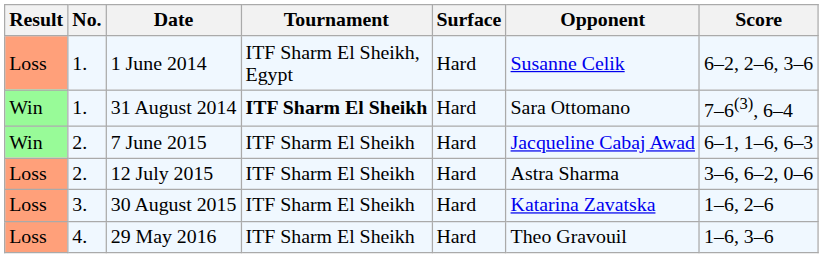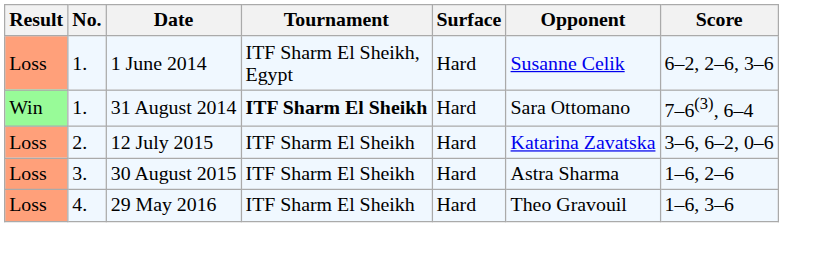- row: (159, 142)
(565, 173) Astra Sharma -> (583, 142) Katarina Zavatska
(583, 205) Katarina Zavatska -> (565, 173) Astra Sharma
